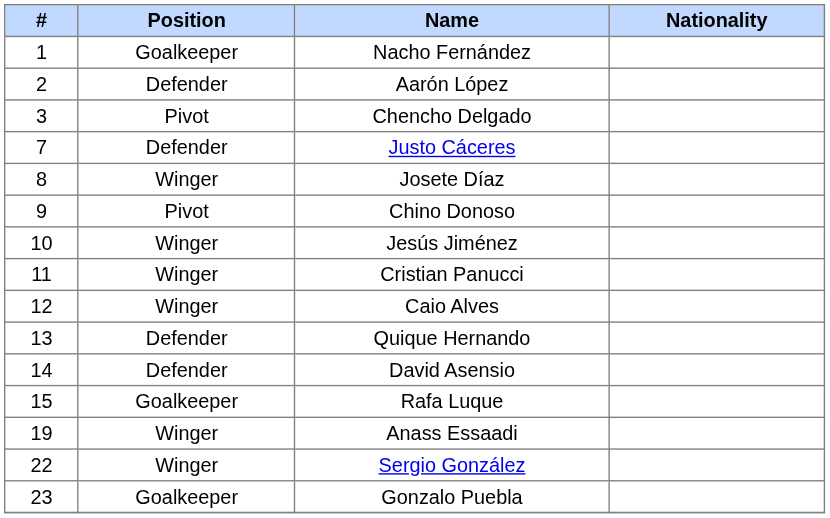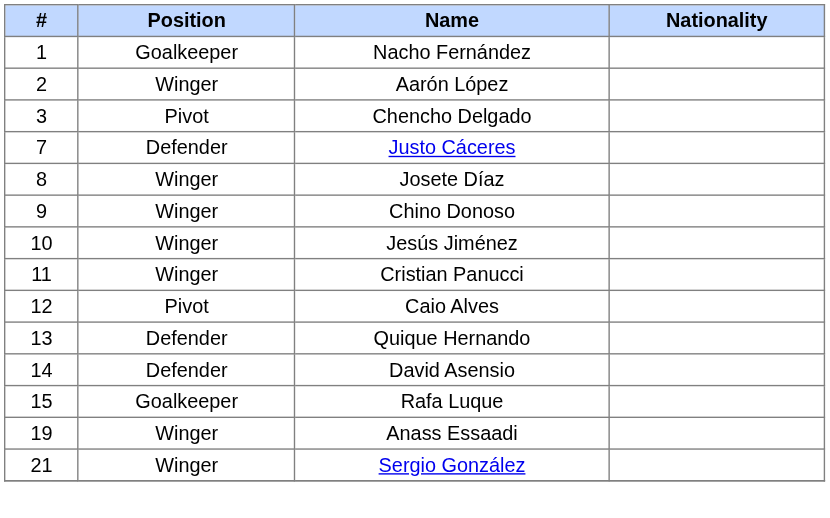(187, 84) Defender -> (187, 84) Winger
(187, 211) Pivot -> (187, 211) Winger
(187, 306) Winger -> (187, 306) Pivot
(41, 465) 22 -> (41, 465) 21
- row: (452, 497)
